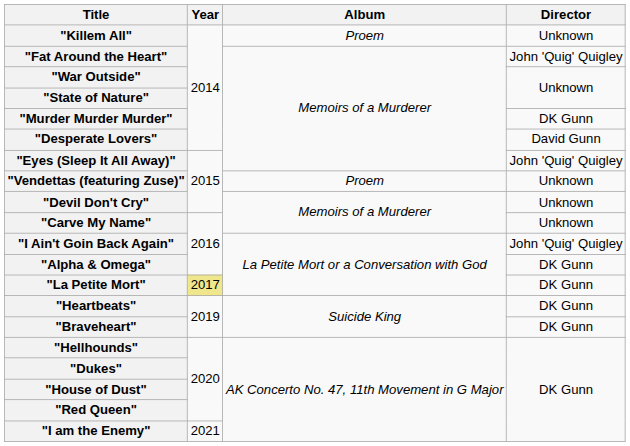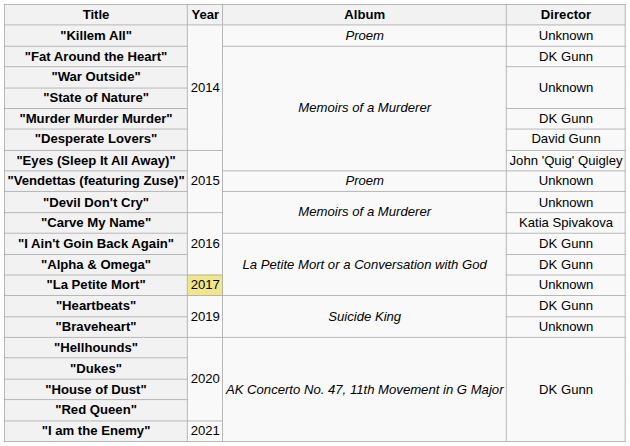(566, 56) John 'Quig' Quigley -> (566, 56) DK Gunn
(566, 222) Unknown -> (566, 222) Katia Spivakova
(566, 243) John 'Quig' Quigley -> (566, 243) DK Gunn
(566, 285) DK Gunn -> (566, 285) Unknown
(566, 327) DK Gunn -> (566, 327) Unknown
